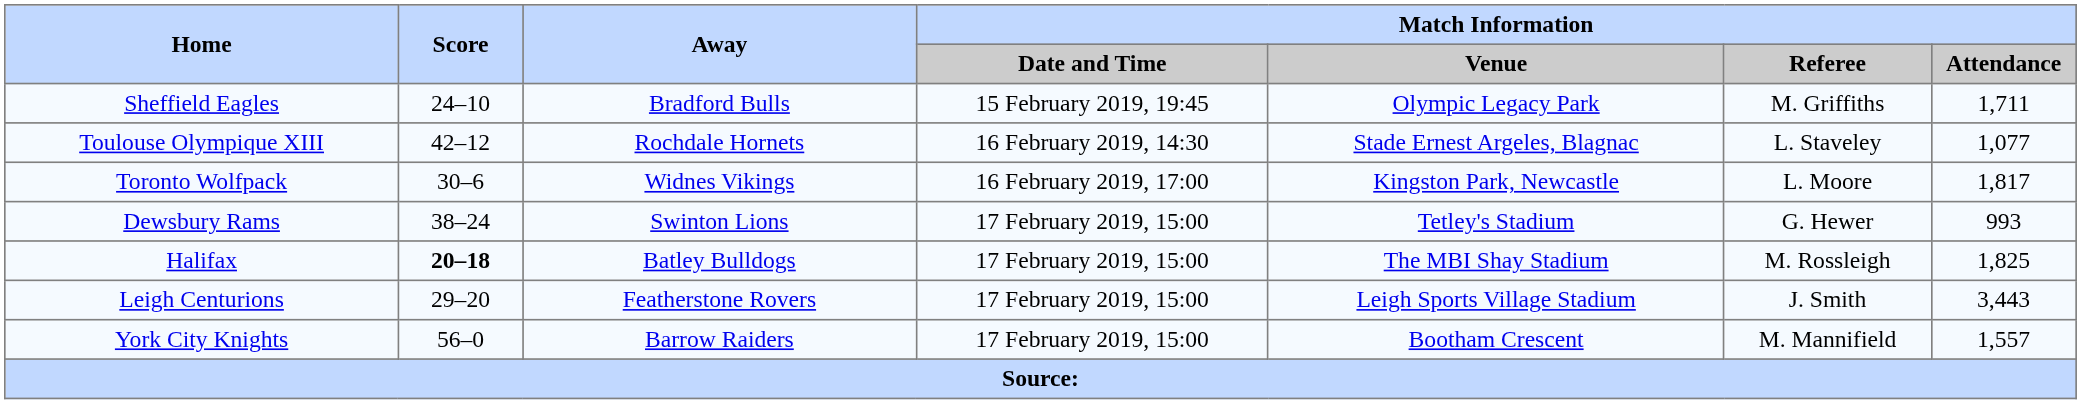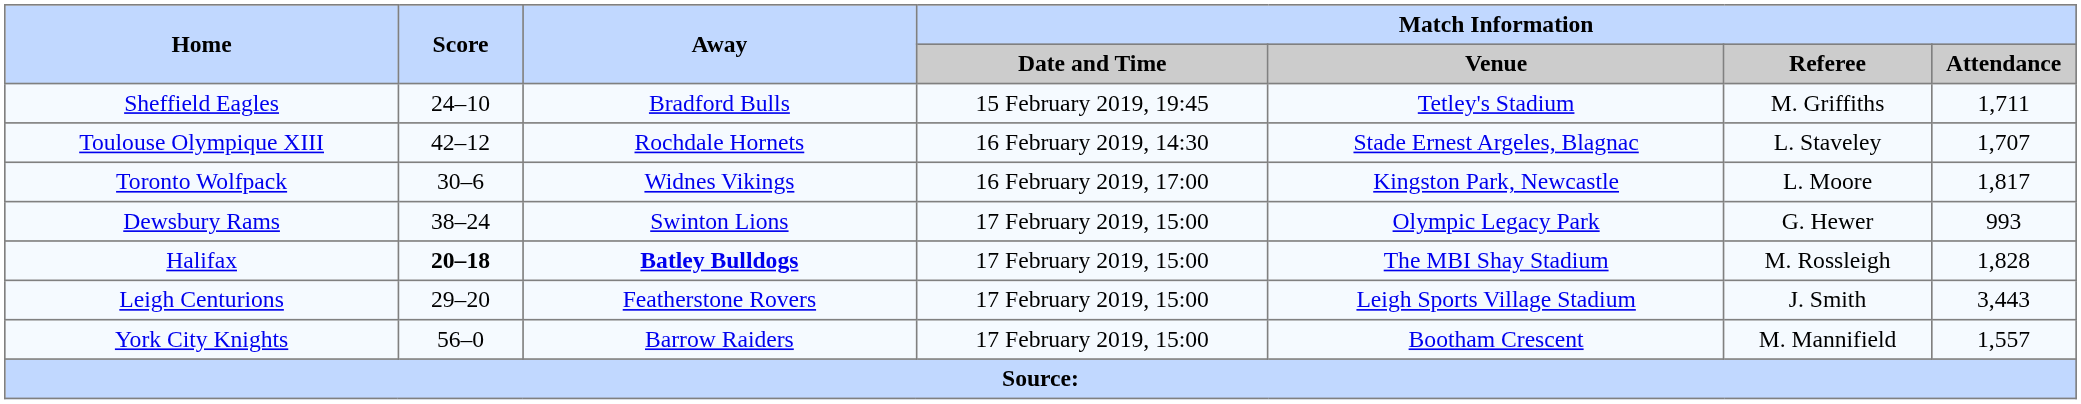(1496, 102) Olympic Legacy Park -> (1496, 102) Tetley's Stadium
(2004, 142) 1,077 -> (2004, 142) 1,707
(1496, 220) Tetley's Stadium -> (1496, 220) Olympic Legacy Park
(719, 260) normal -> (719, 260) bold
(2004, 260) 1,825 -> (2004, 260) 1,828
